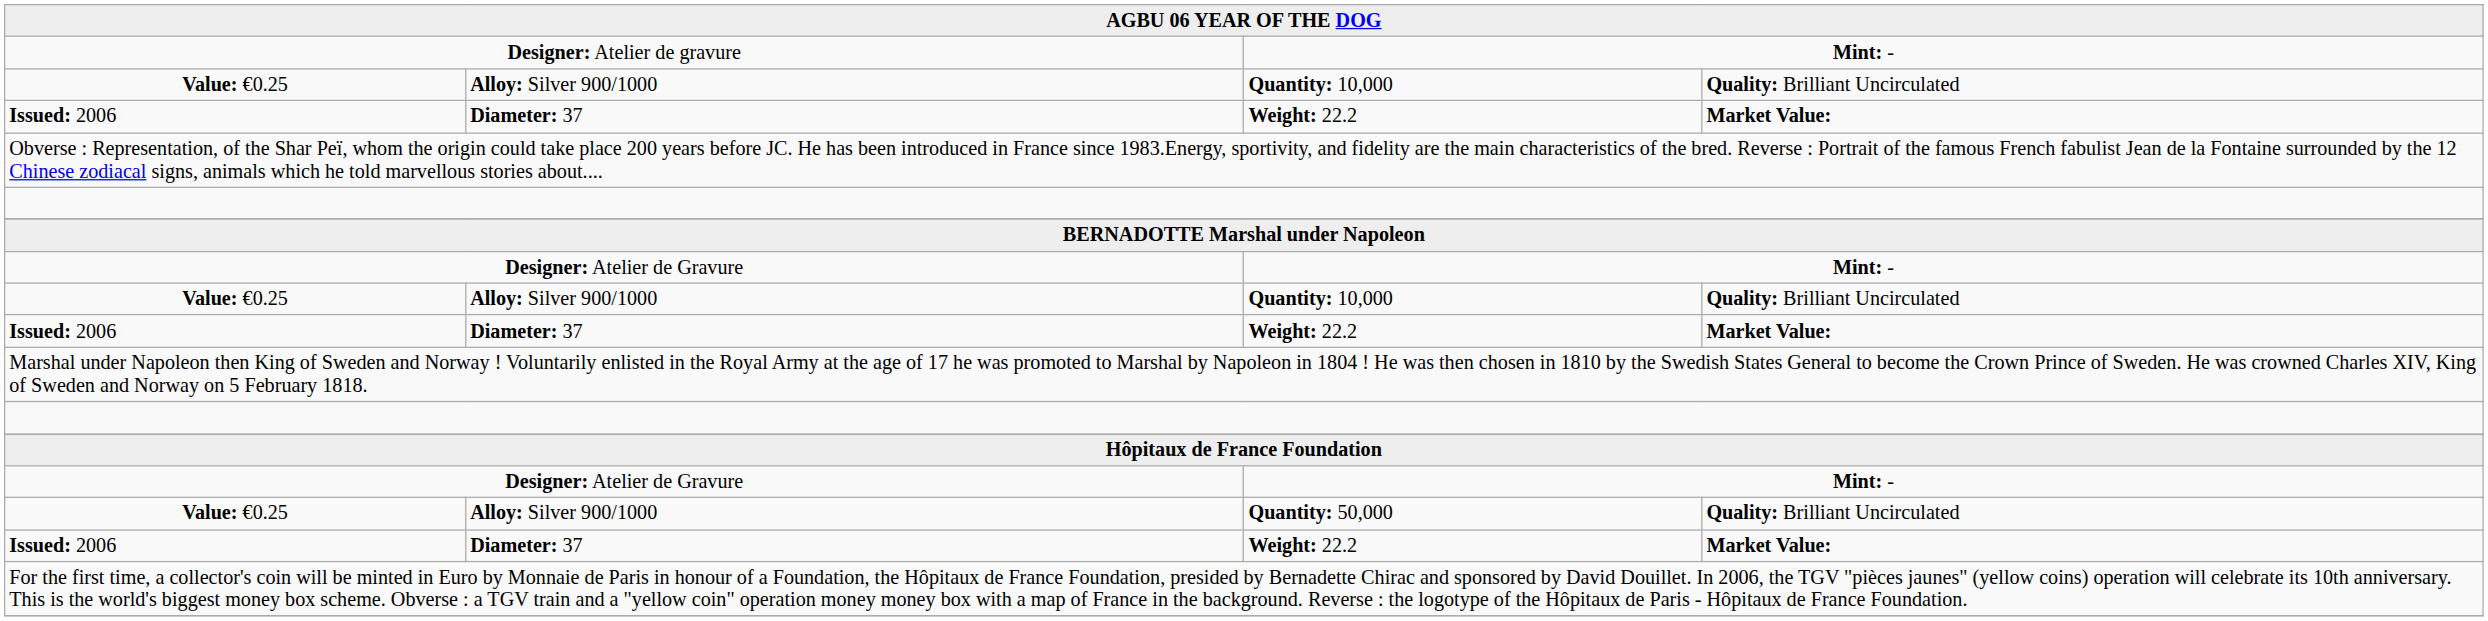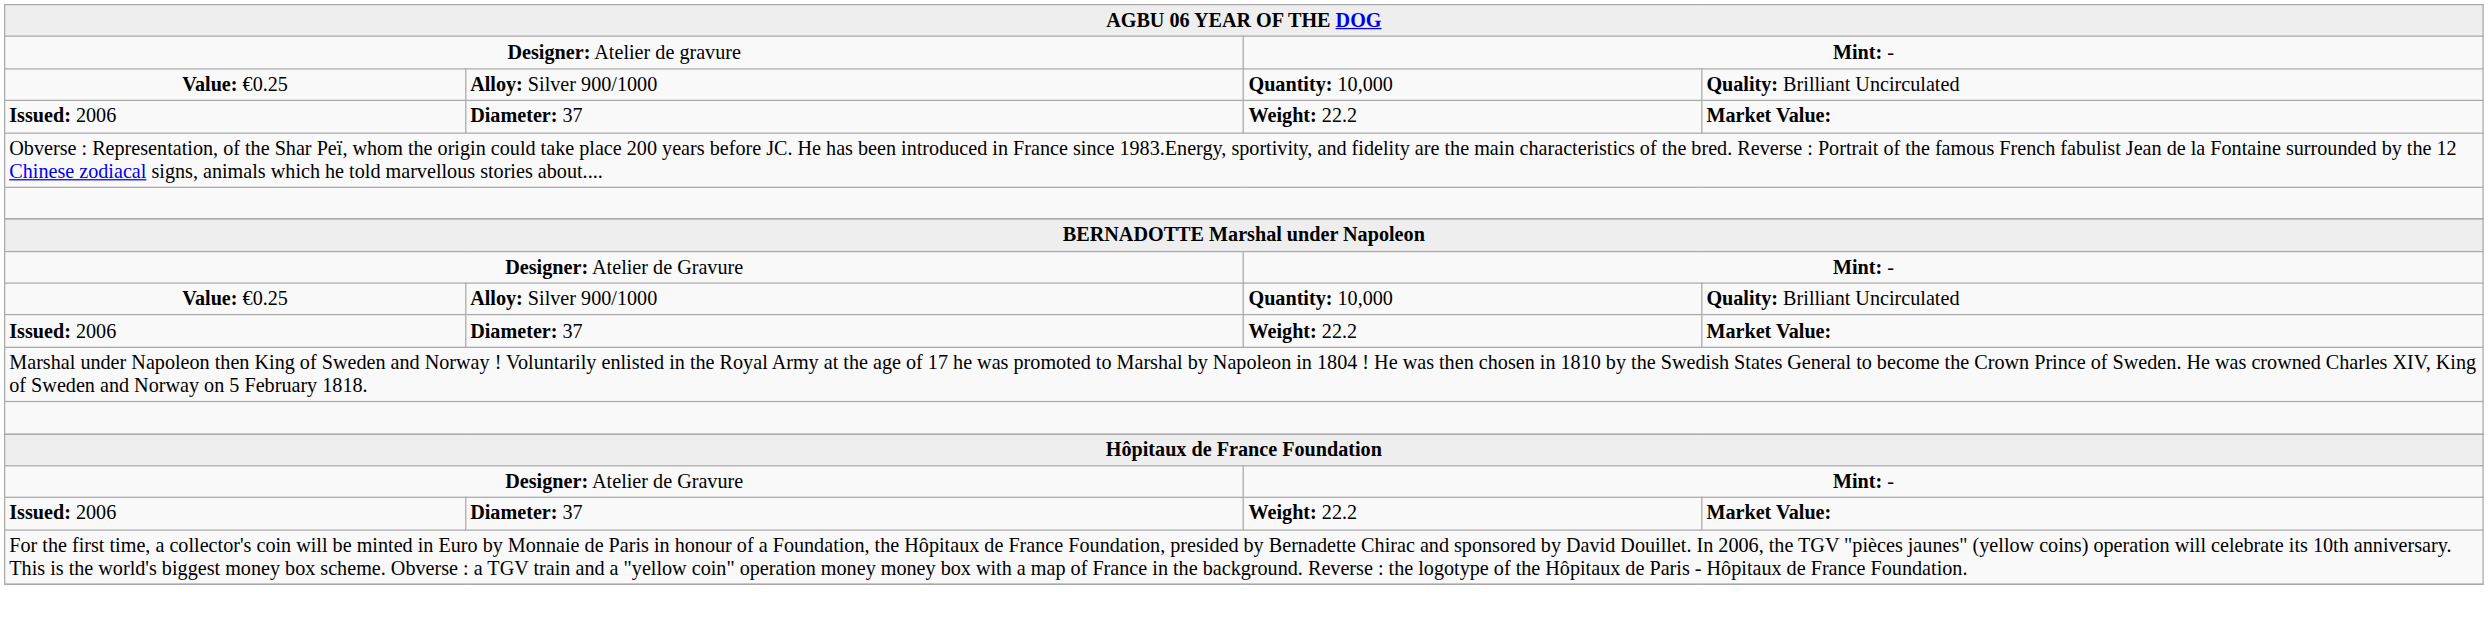- row: (235, 513)
